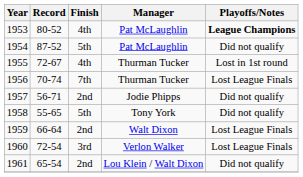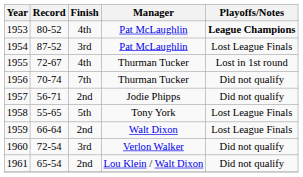(85, 46) 5th -> (85, 46) 3rd
(252, 46) Did not qualify -> (252, 46) Lost League Finals
(252, 79) Lost League Finals -> (252, 79) Did not qualify
(252, 113) Did not qualify -> (252, 113) Lost League Finals
(252, 146) Lost League Finals -> (252, 146) Did not qualify
